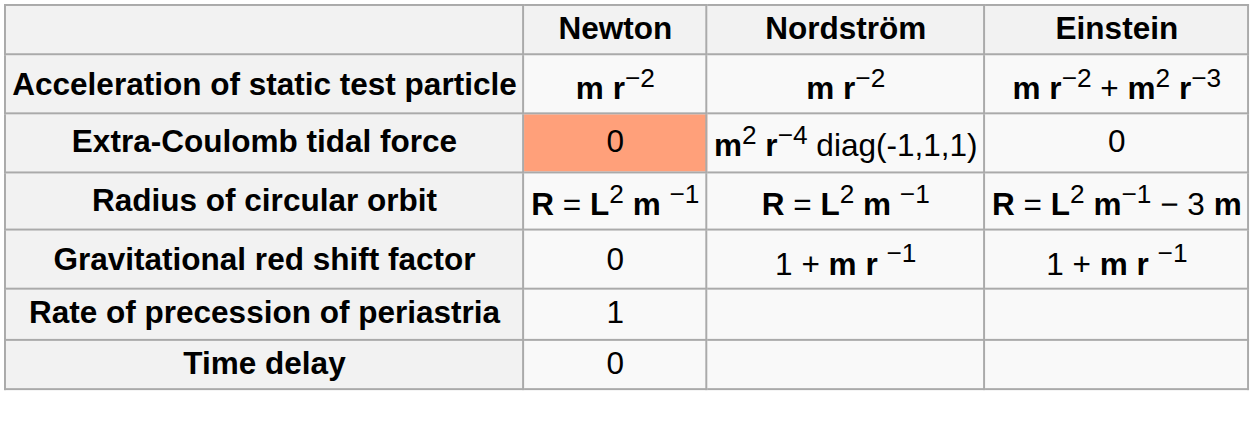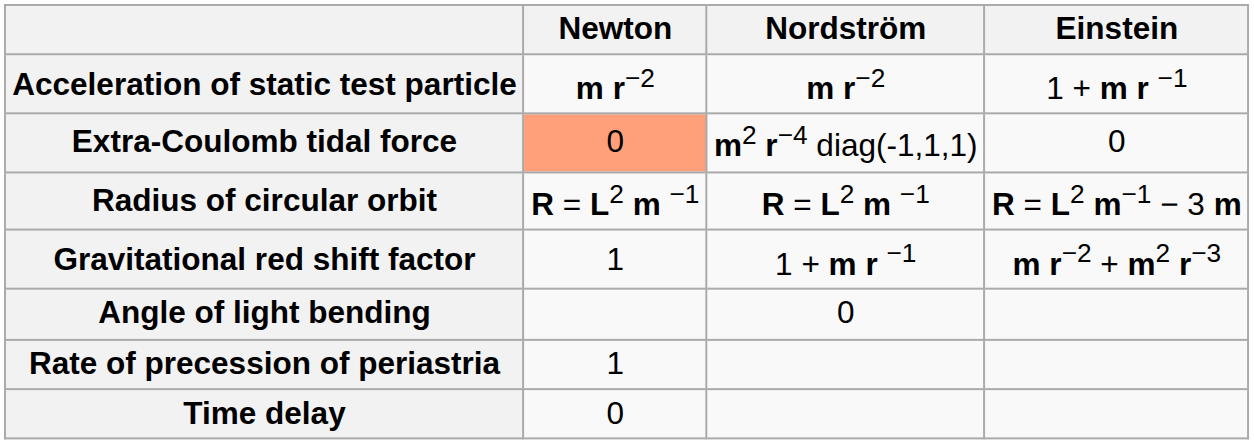(1117, 83) m r−2 + m2 r−3 -> (1117, 83) 1 + m r −1
(615, 259) 0 -> (615, 259) 1
(1117, 259) 1 + m r −1 -> (1117, 259) m r−2 + m2 r−3
+ row: (264, 313)
